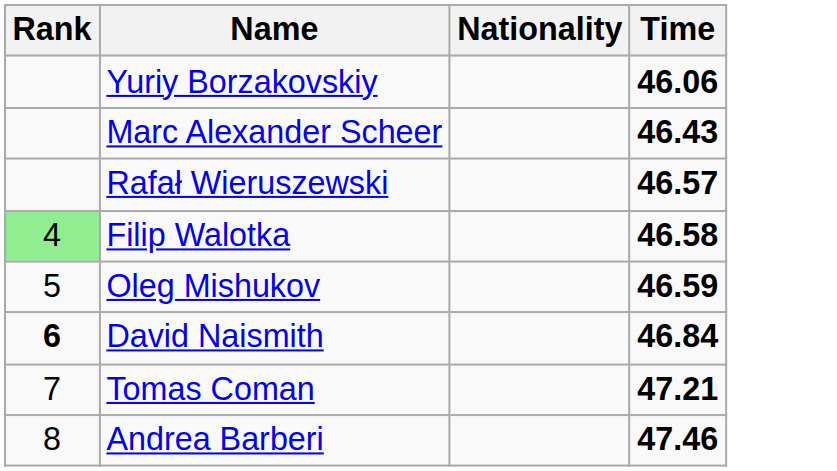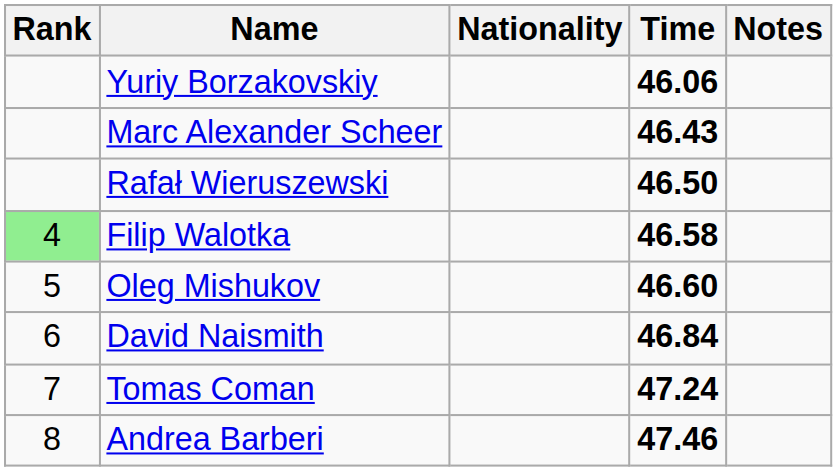+ column: (778, 30)
(678, 183) 46.57 -> (678, 183) 46.50
(678, 286) 46.59 -> (678, 286) 46.60
(52, 337) bold -> (52, 337) normal
(678, 388) 47.21 -> (678, 388) 47.24
